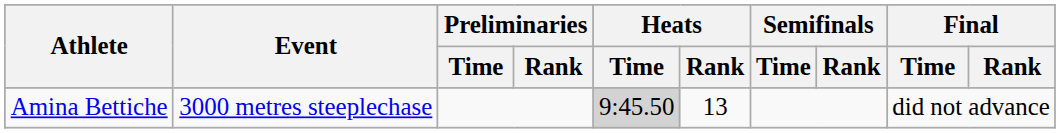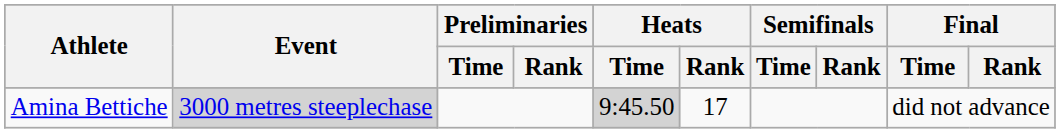(306, 107) no background -> (306, 107) lightgrey background
(715, 107) 13 -> (715, 107) 17
